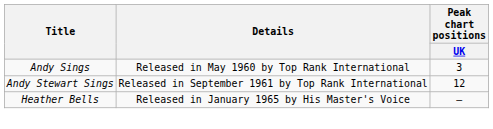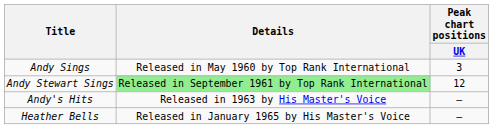(273, 84) no background -> (273, 84) lightgreen background
+ row: (60, 100)
